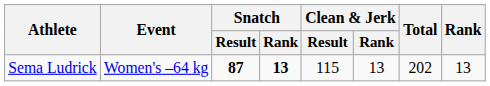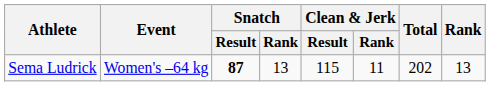(281, 68) bold -> (281, 68) normal
(377, 68) 13 -> (377, 68) 11
